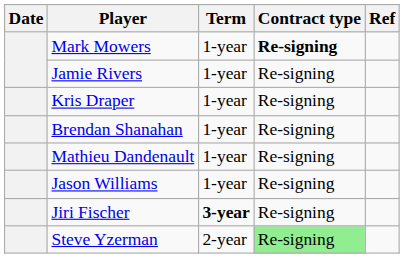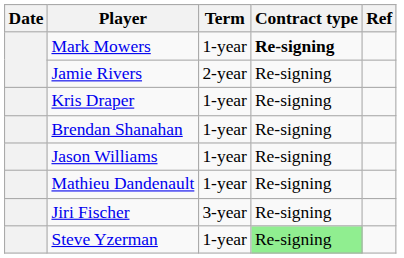(225, 73) 1-year -> (225, 73) 2-year
rows swapped: (123, 156) <-> (104, 184)
(226, 211) bold -> (225, 211) normal
(225, 239) 2-year -> (225, 239) 1-year
